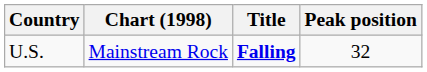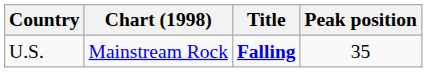(361, 50) 32 -> (361, 50) 35
